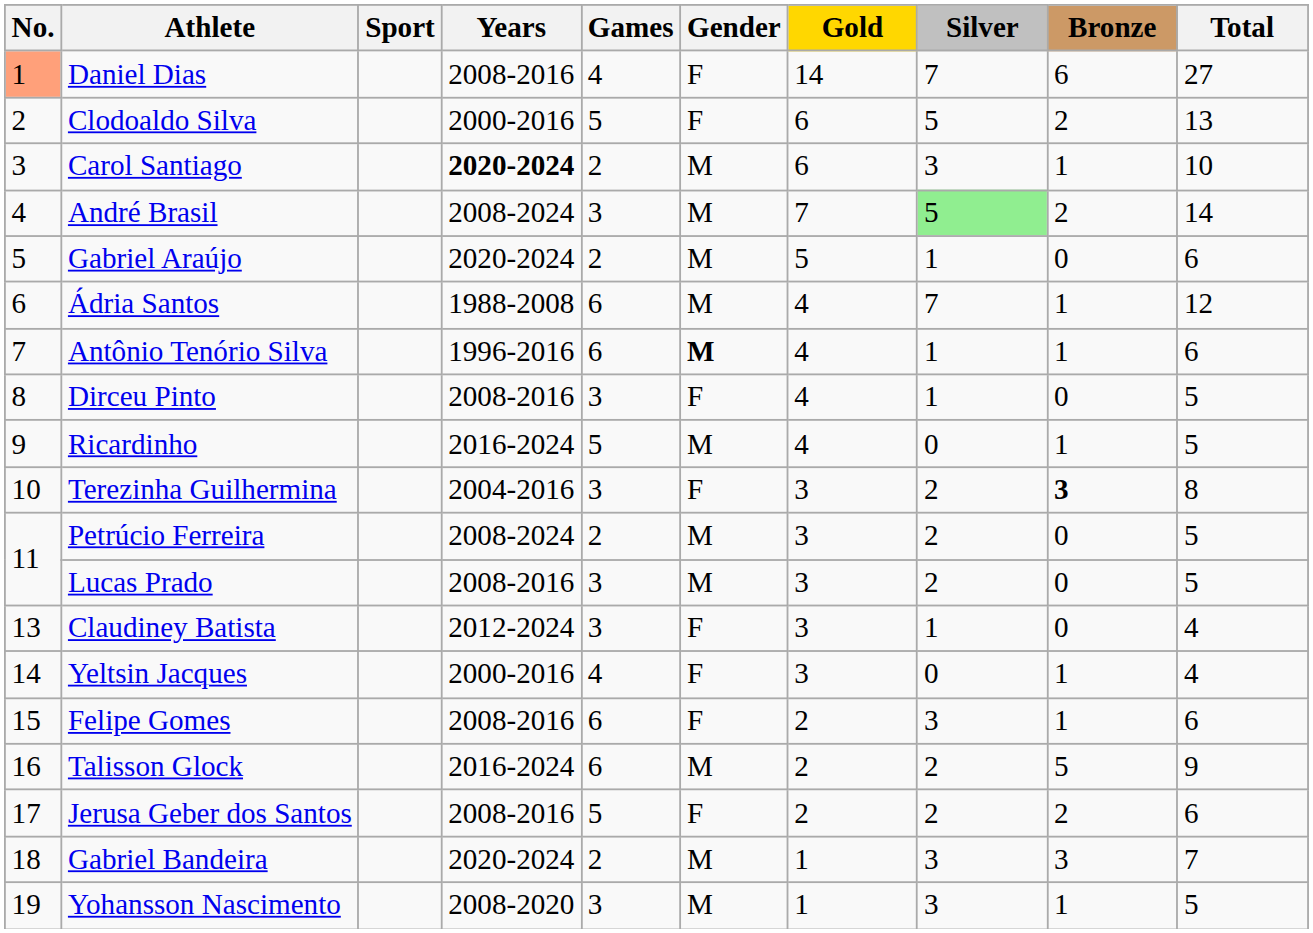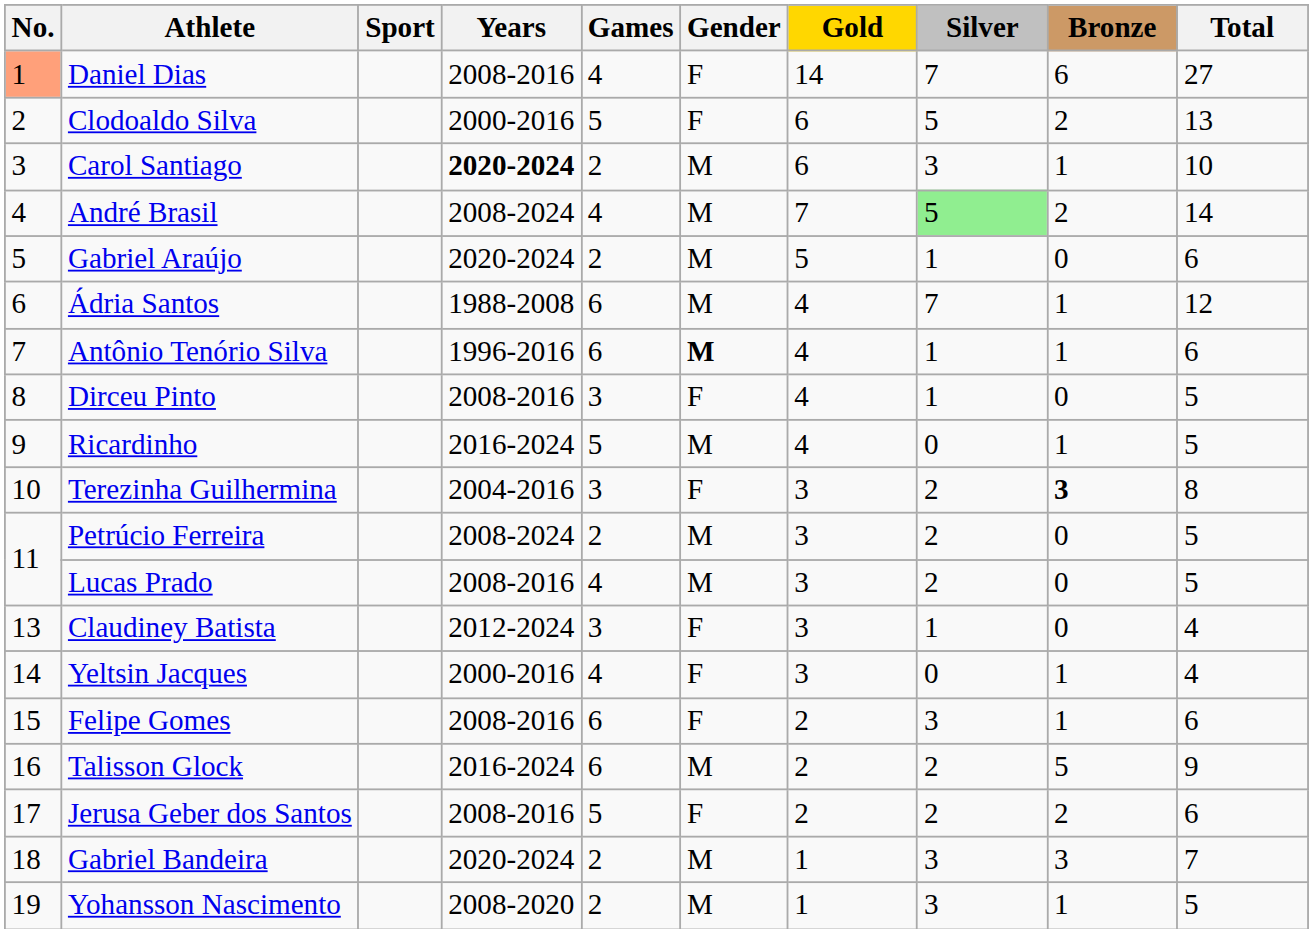(595, 212) 3 -> (595, 212) 4
(595, 581) 3 -> (595, 581) 4
(595, 905) 3 -> (595, 905) 2
